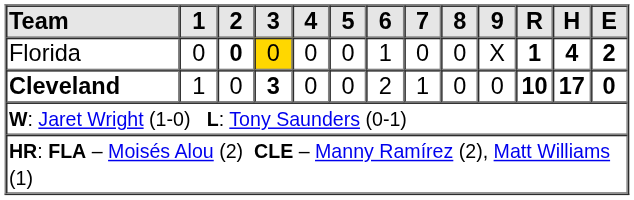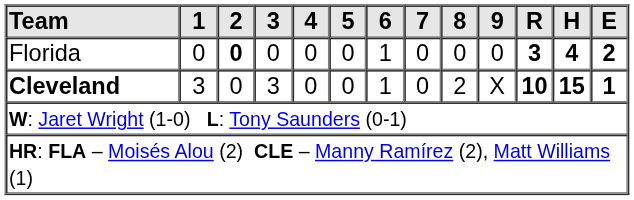(273, 53) gold background -> (273, 53) no background
(497, 53) X -> (497, 53) 0
(535, 53) 1 -> (535, 53) 3
(199, 86) 1 -> (199, 86) 3
(273, 86) bold -> (273, 86) normal
(385, 86) 2 -> (385, 86) 1
(423, 86) 1 -> (423, 86) 0
(460, 86) 0 -> (460, 86) 2
(497, 86) 0 -> (497, 86) X
(572, 86) 17 -> (572, 86) 15
(609, 86) 0 -> (609, 86) 1
